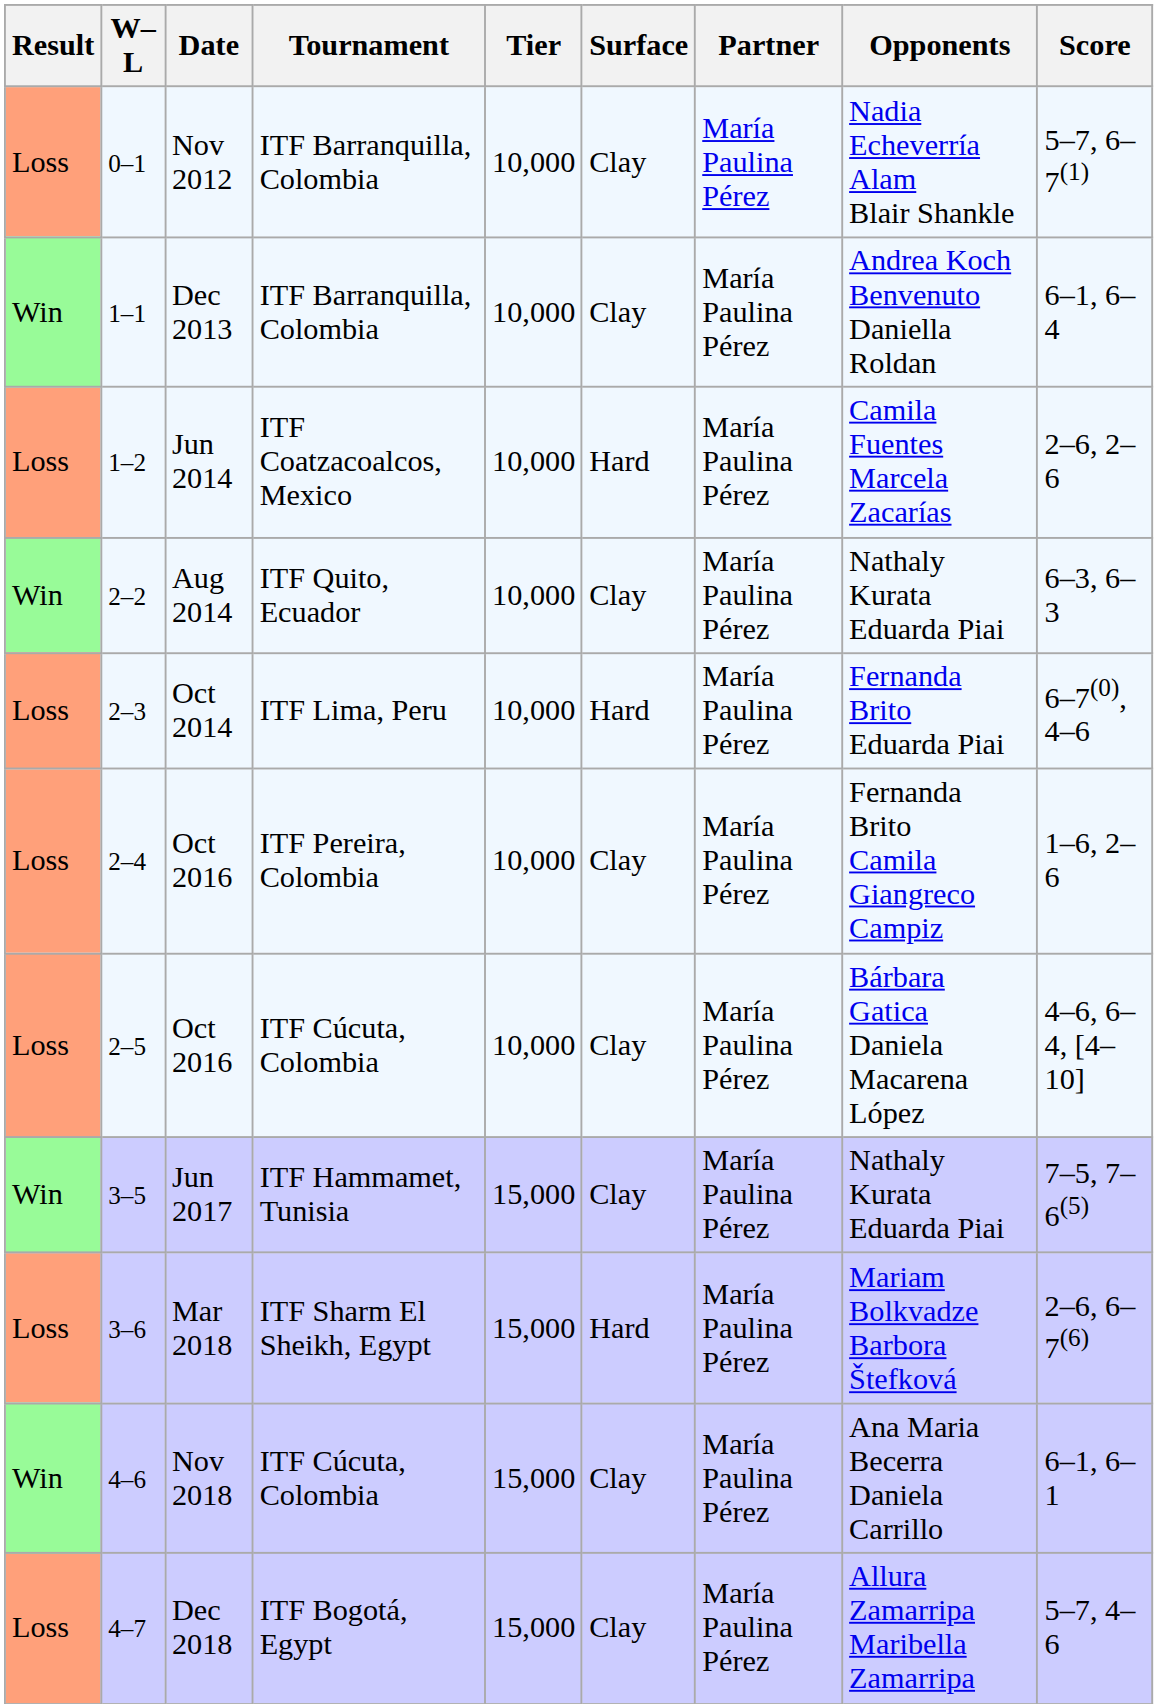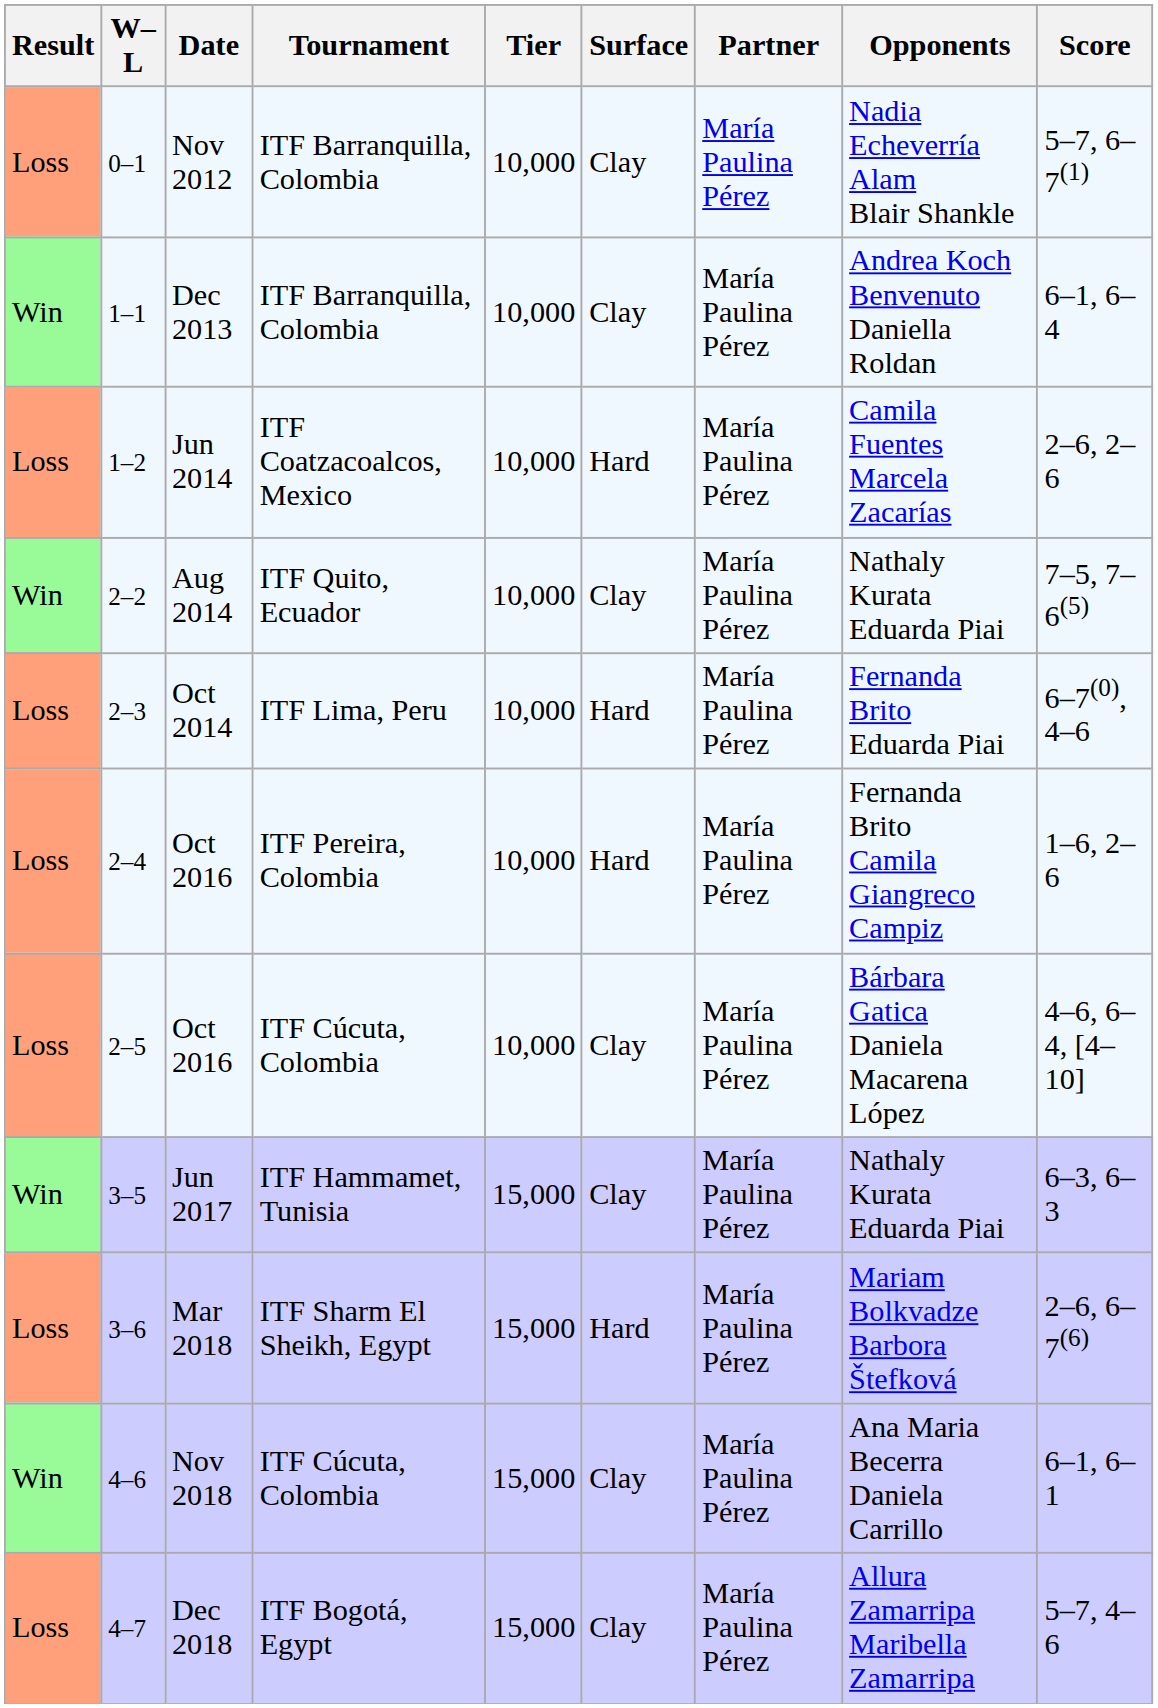(1090, 594) 6–3, 6–3 -> (1090, 594) 7–5, 7–6(5)
(618, 860) Clay -> (619, 860) Hard
(1090, 1194) 7–5, 7–6(5) -> (1090, 1194) 6–3, 6–3
